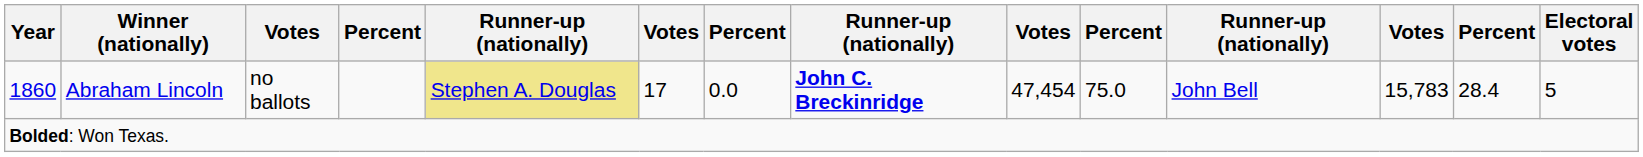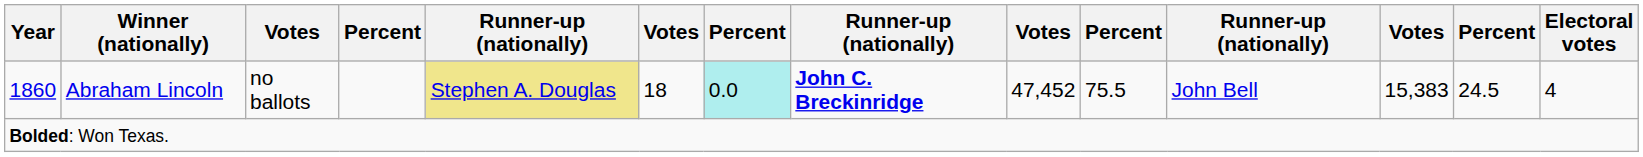(655, 89) 17 -> (655, 89) 18
(723, 89) no background -> (723, 89) paleturquoise background
(1043, 89) 47,454 -> (1043, 89) 47,452
(1105, 89) 75.0 -> (1105, 89) 75.5
(1417, 89) 15,783 -> (1417, 89) 15,383
(1479, 89) 28.4 -> (1479, 89) 24.5
(1551, 89) 5 -> (1551, 89) 4
